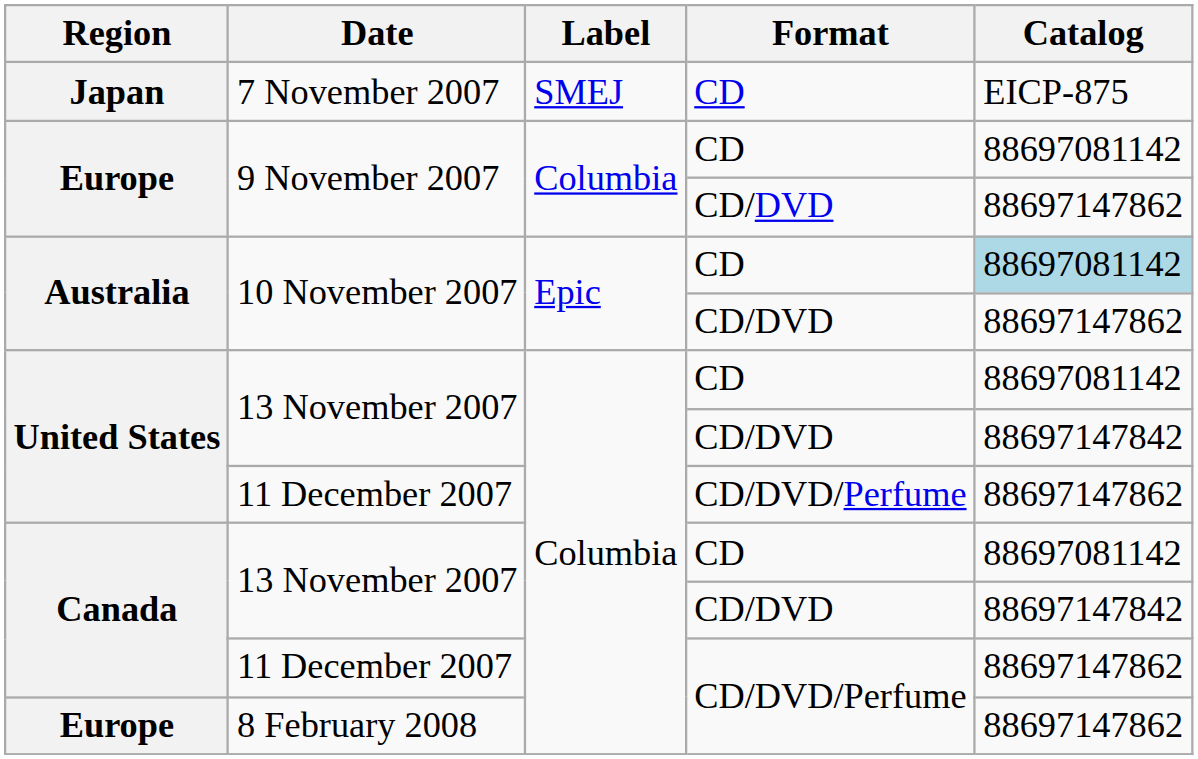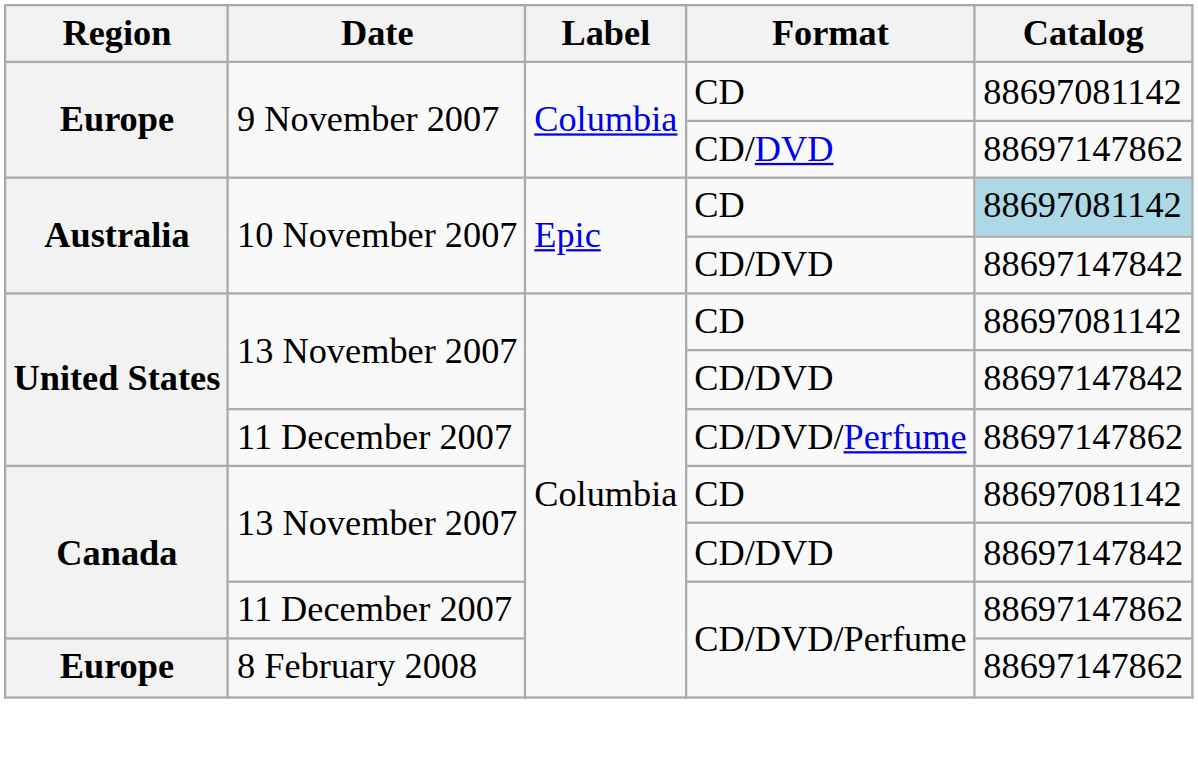- row: (368, 90)
(1083, 321) 88697147862 -> (1083, 263) 88697147842
